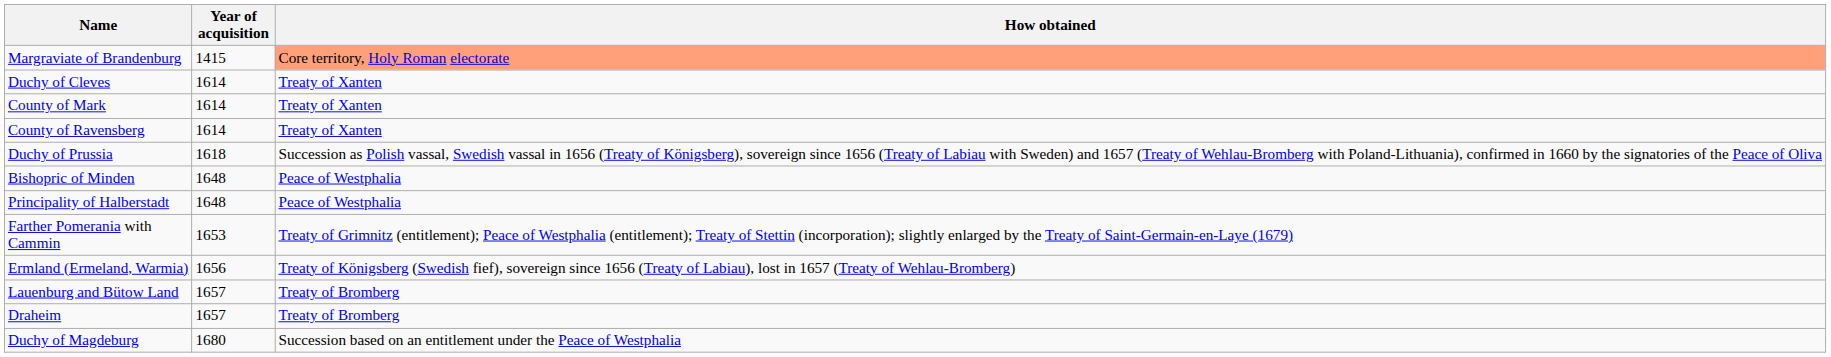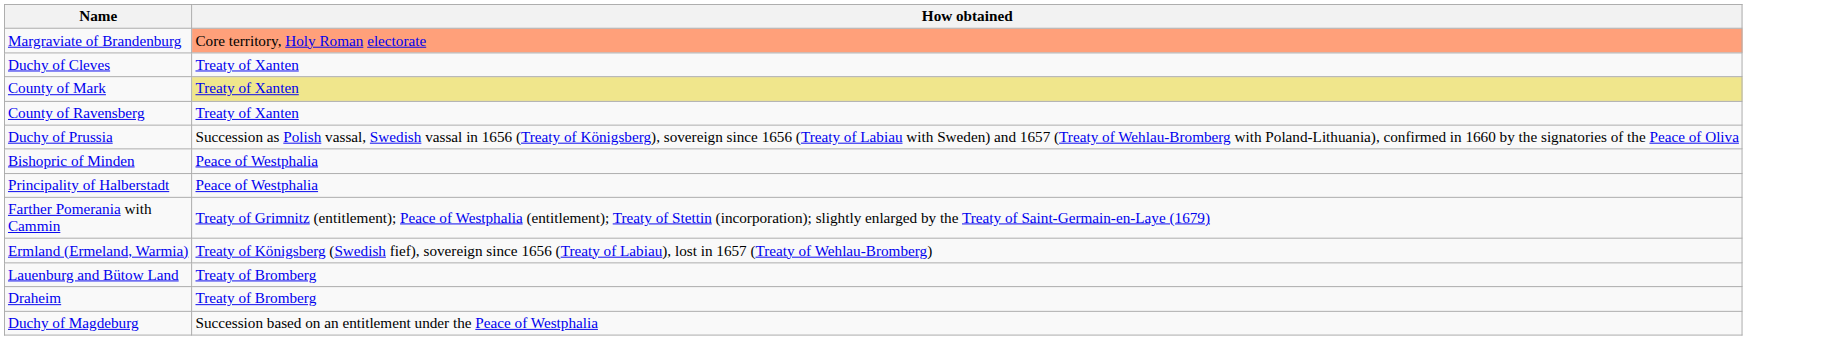- column: (233, 25)
(330, 105) no background -> (247, 88) khaki background
